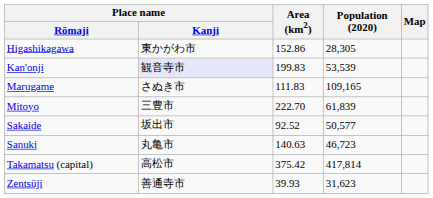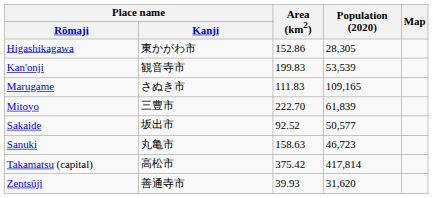(163, 67) lavender background -> (163, 67) no background
(290, 145) 140.63 -> (290, 145) 158.63
(341, 183) 31,623 -> (341, 183) 31,620
